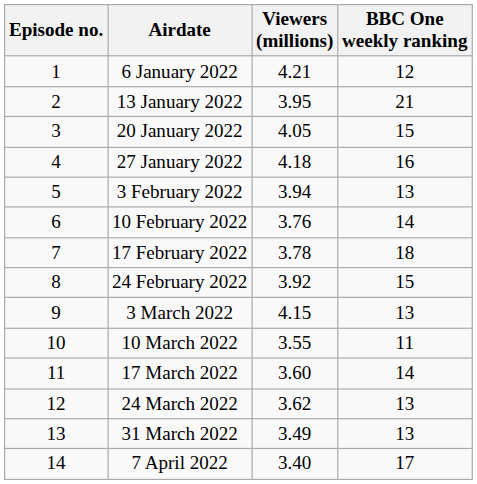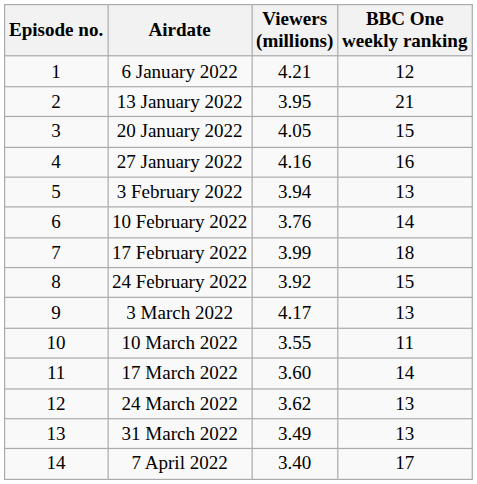(295, 161) 4.18 -> (295, 161) 4.16
(295, 252) 3.78 -> (295, 252) 3.99
(295, 312) 4.15 -> (295, 312) 4.17
